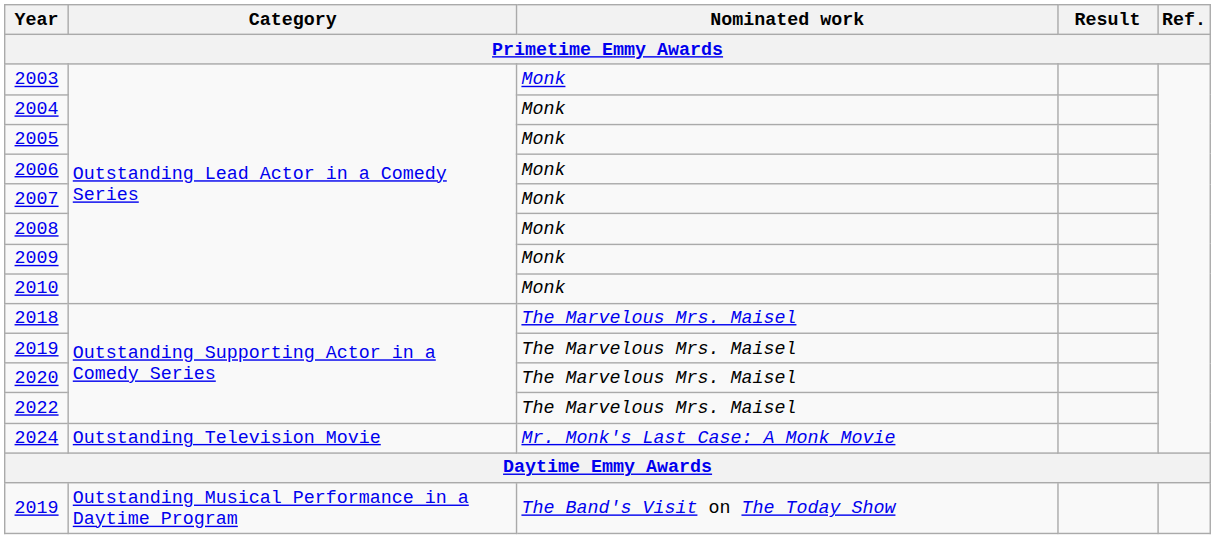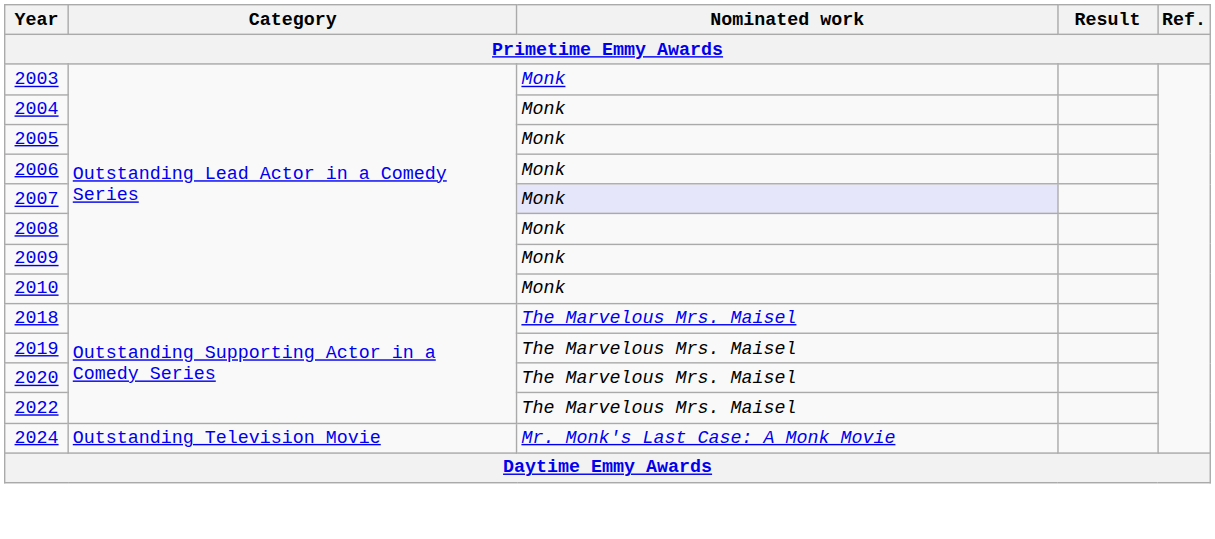(543, 199) no background -> (543, 199) lavender background
- row: (37, 508)
